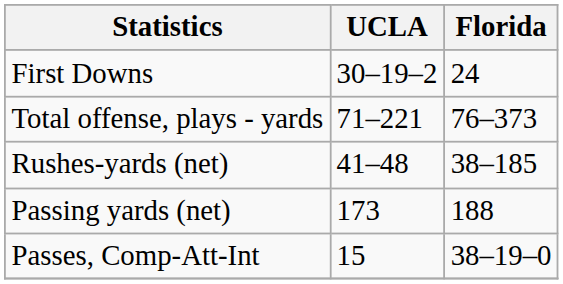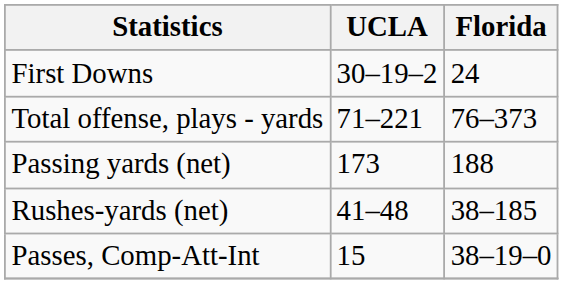rows swapped: (120, 164) <-> (121, 210)
